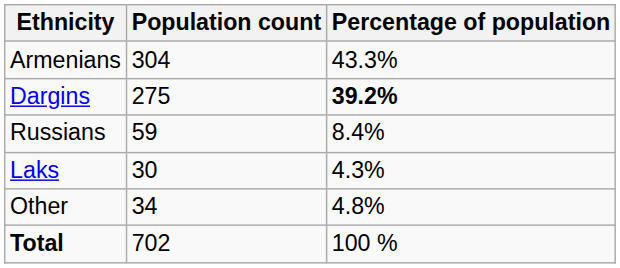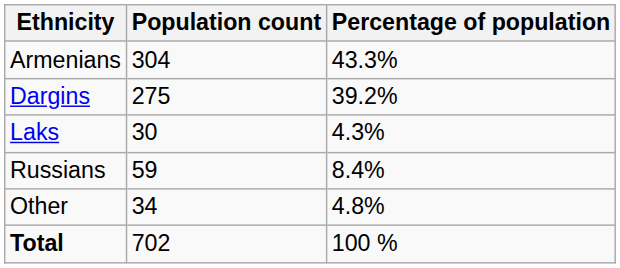(365, 96) bold -> (365, 96) normal
rows swapped: (58, 133) <-> (35, 170)
